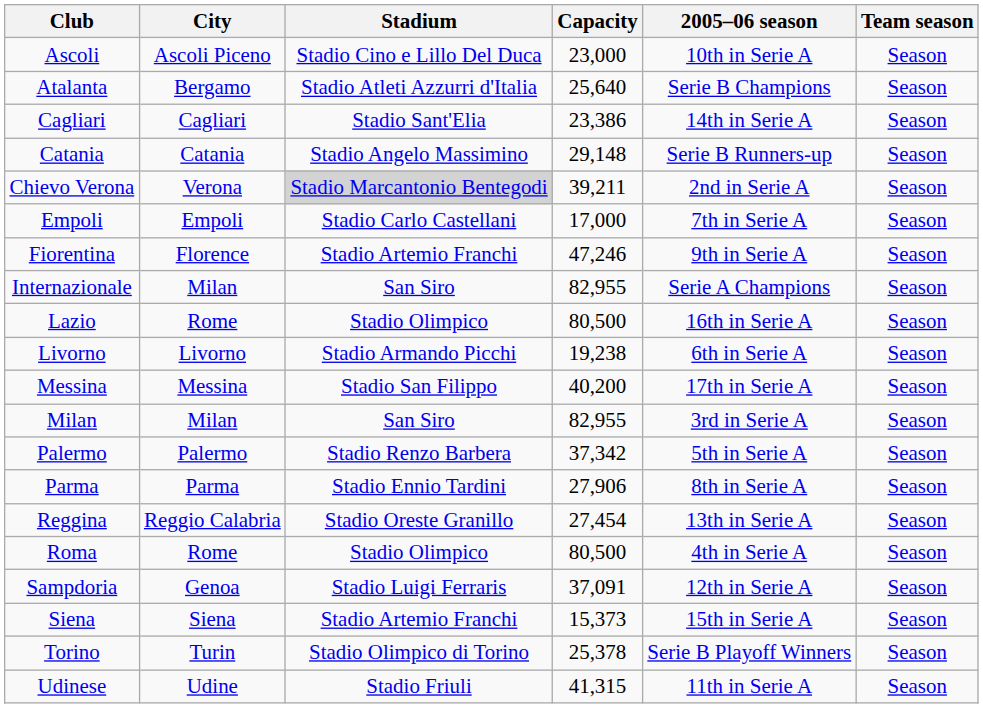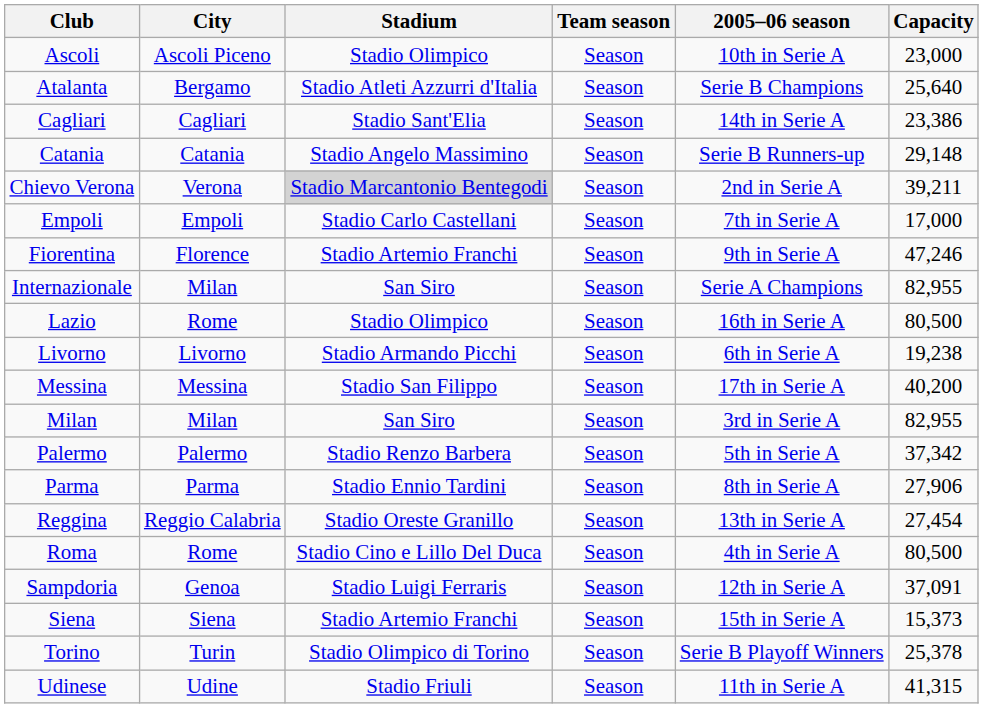columns swapped: (598, 21) <-> (917, 21)
(419, 54) Stadio Cino e Lillo Del Duca -> (419, 54) Stadio Olimpico
(419, 552) Stadio Olimpico -> (419, 552) Stadio Cino e Lillo Del Duca
